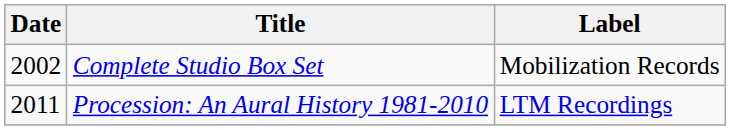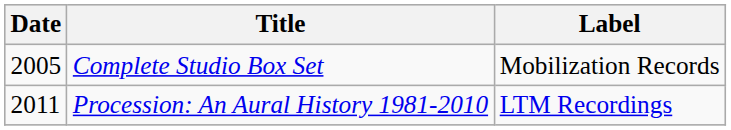(36, 64) 2002 -> (36, 64) 2005
